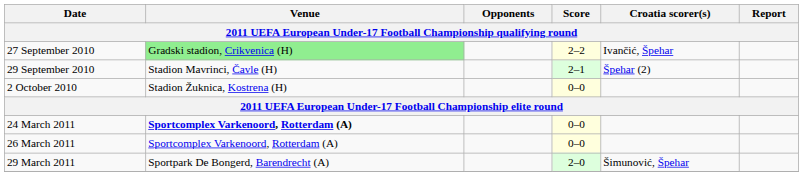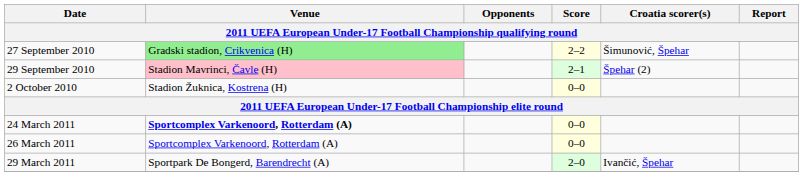(638, 51) Ivančić, Špehar -> (646, 51) Šimunović, Špehar
(213, 69) no background -> (213, 69) pink background
(646, 162) Šimunović, Špehar -> (638, 162) Ivančić, Špehar
